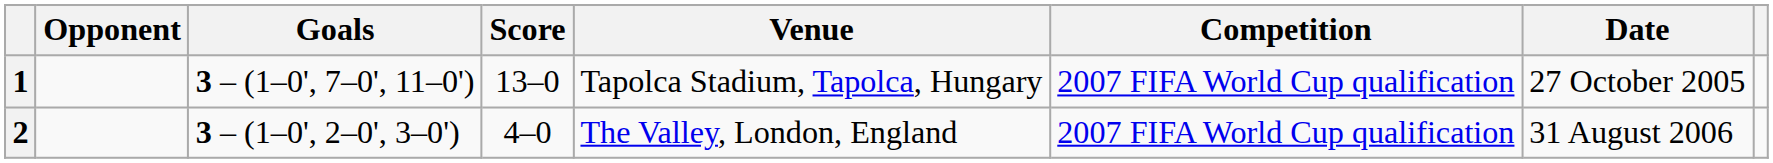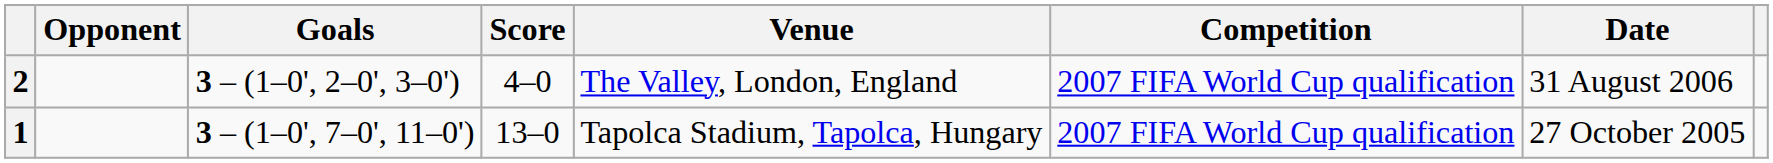rows swapped: (20, 81) <-> (20, 132)
